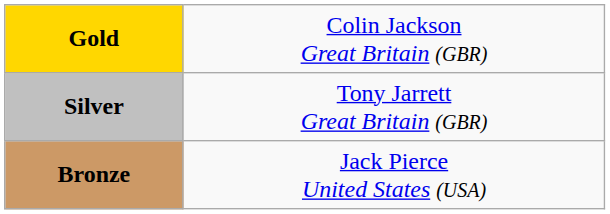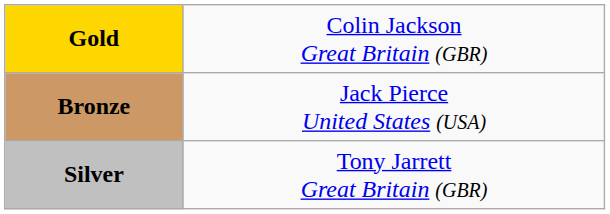rows swapped: (94, 106) <-> (94, 174)
